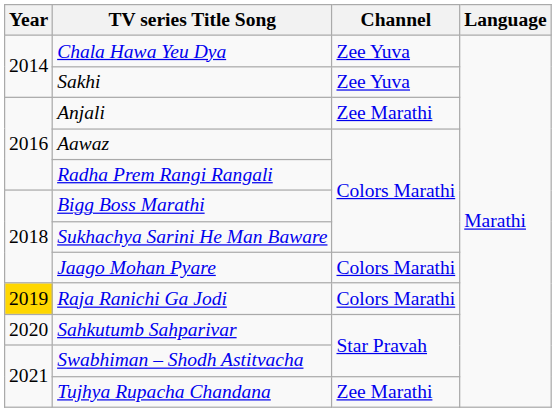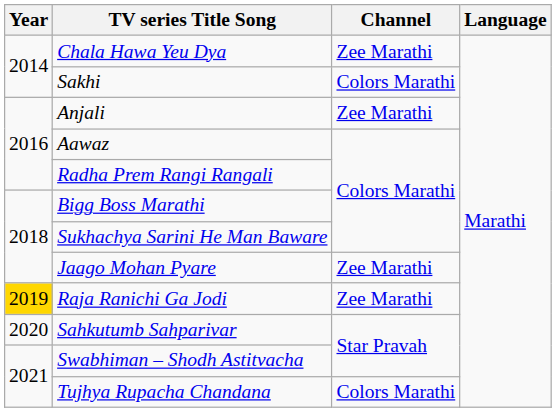(373, 50) Zee Yuva -> (384, 50) Zee Marathi
(373, 81) Zee Yuva -> (396, 81) Colors Marathi
(396, 267) Colors Marathi -> (384, 267) Zee Marathi
(396, 298) Colors Marathi -> (384, 298) Zee Marathi
(384, 391) Zee Marathi -> (396, 391) Colors Marathi
